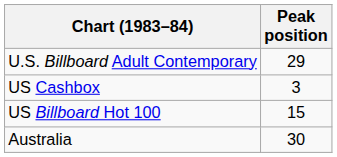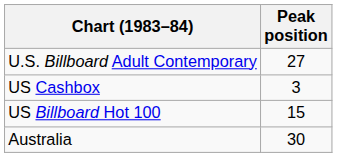(296, 61) 29 -> (296, 61) 27
